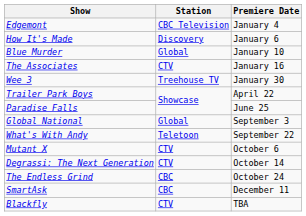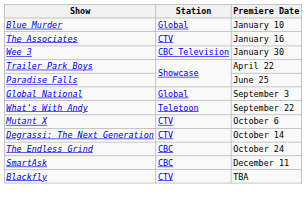- row: (27, 25)
- row: (39, 39)
(188, 80) Treehouse TV -> (194, 53) CBC Television
